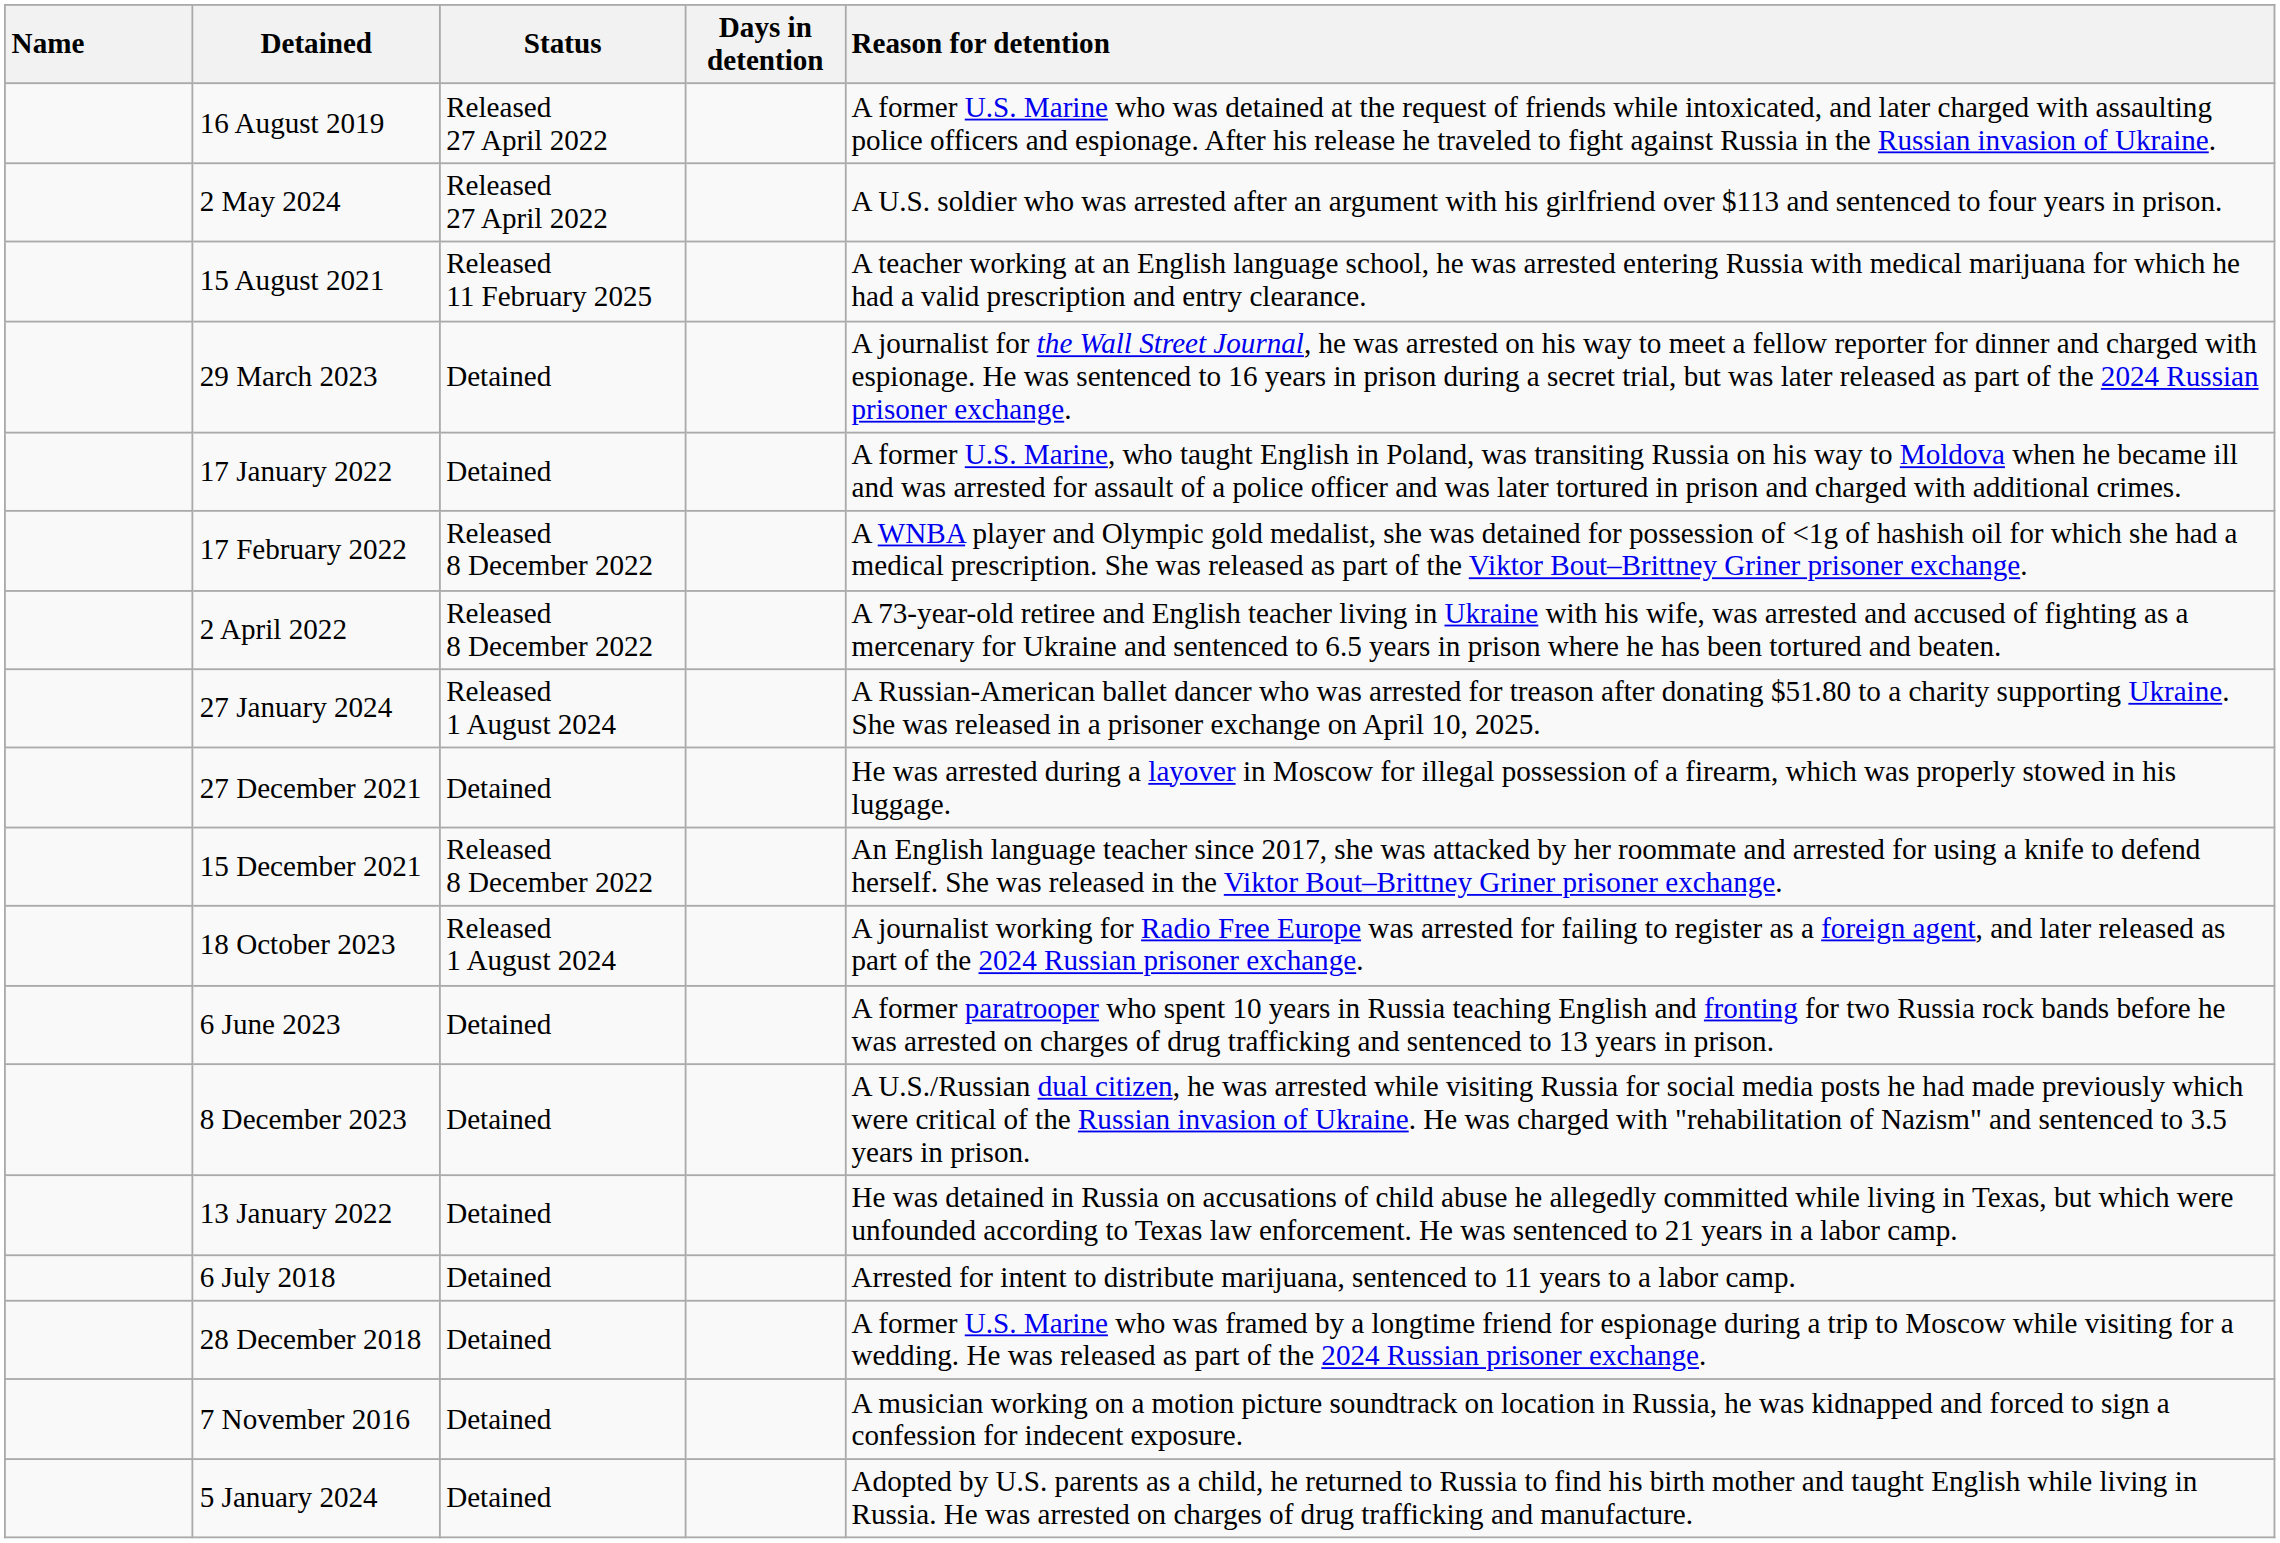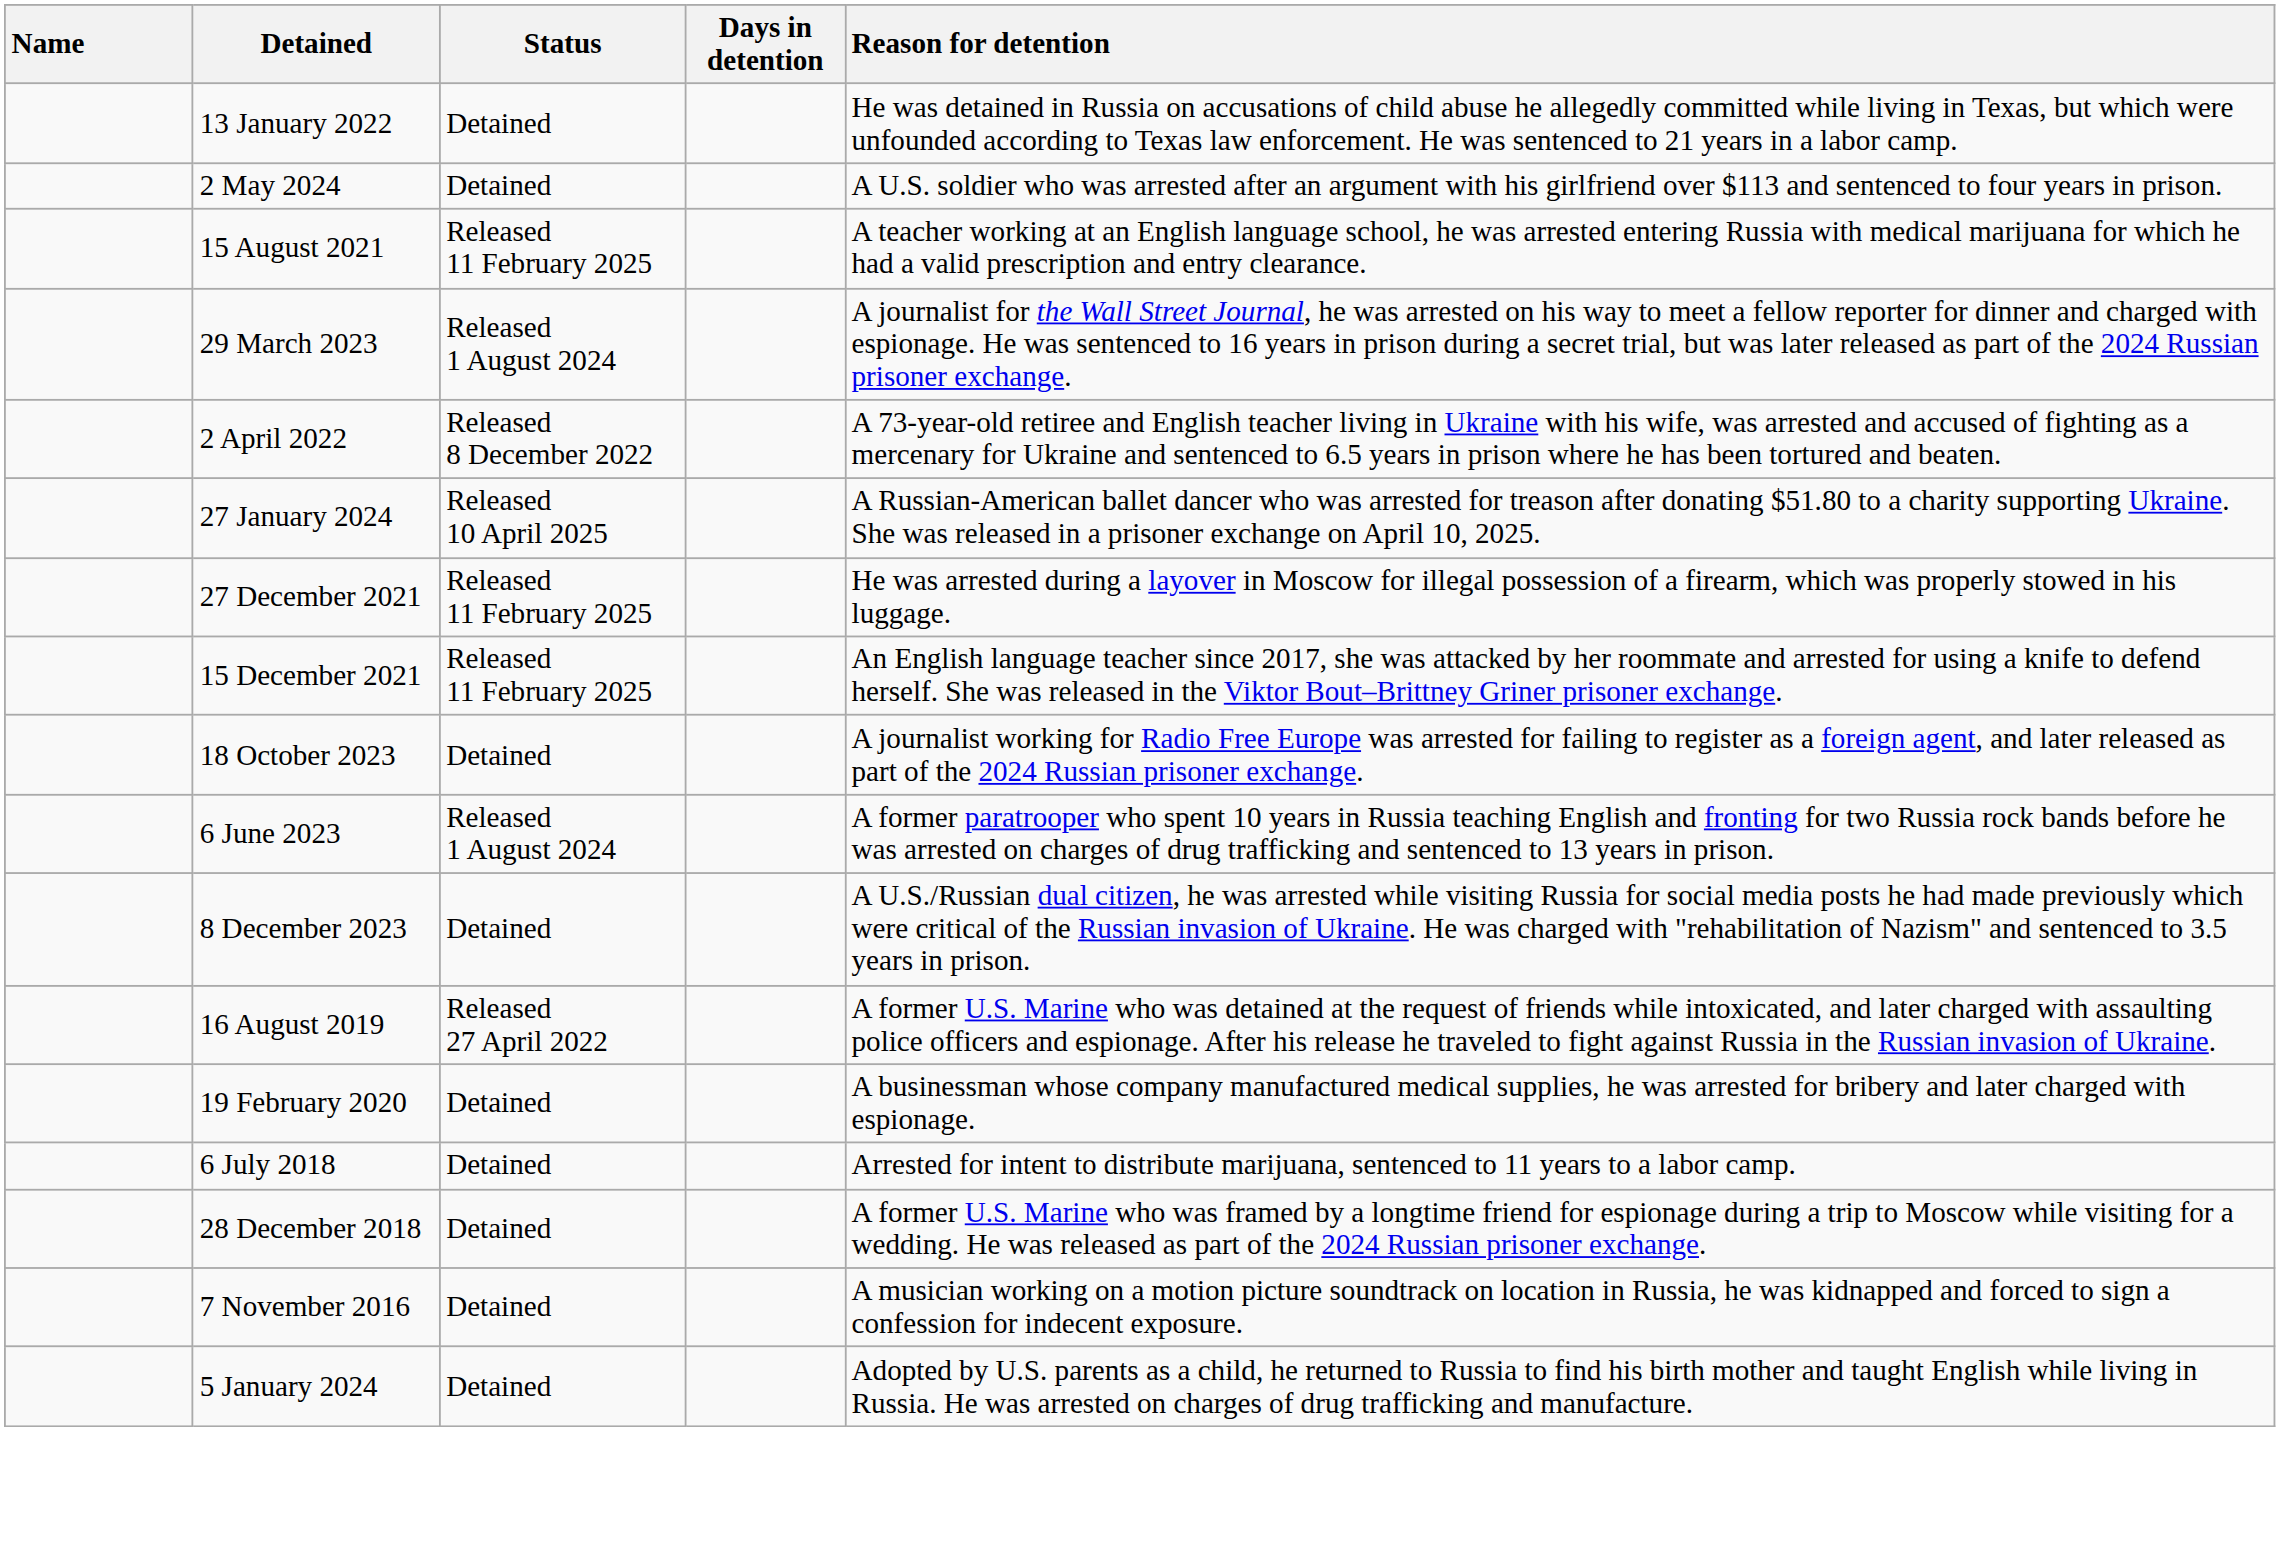rows swapped: (296, 1214) <-> (292, 122)
(527, 201) Released 27 April 2022 -> (499, 185) Detained
(499, 376) Detained -> (531, 343) Released 1 August 2024
- row: (296, 471)
- row: (303, 550)
(531, 708) Released 1 August 2024 -> (527, 517) Released 10 April 2025
(499, 787) Detained -> (549, 596) Released 11 February 2025
(550, 866) Released 8 December 2022 -> (549, 675) Released 11 February 2025
(531, 945) Released 1 August 2024 -> (499, 754) Detained
(499, 1024) Detained -> (531, 833) Released 1 August 2024
+ row: (303, 1102)
